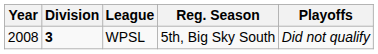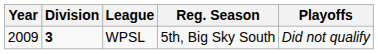(23, 37) 2008 -> (23, 37) 2009
